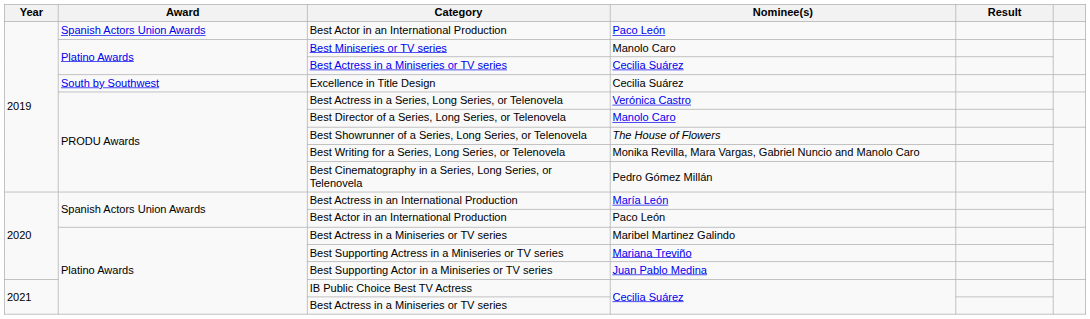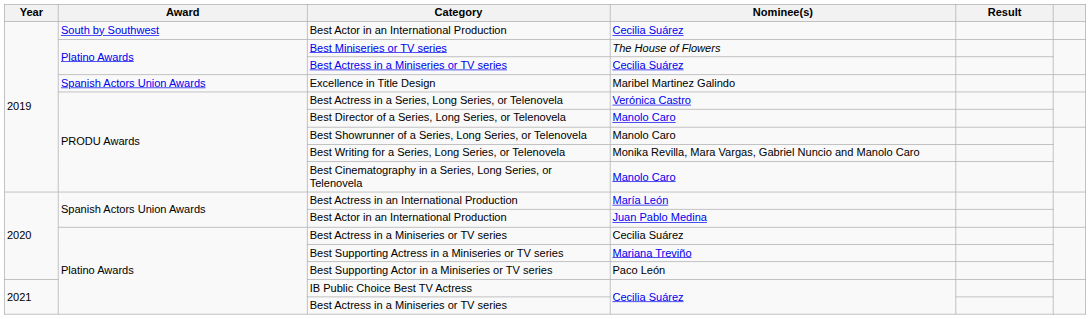(133, 30) Spanish Actors Union Awards -> (110, 30) South by Southwest
(639, 30) Paco León -> (648, 30) Cecilia Suárez
(644, 48) Manolo Caro -> (666, 48) The House of Flowers
(110, 83) South by Southwest -> (133, 83) Spanish Actors Union Awards
(648, 83) Cecilia Suárez -> (674, 83) Maribel Martinez Galindo
(666, 135) The House of Flowers -> (644, 135) Manolo Caro
(662, 177) Pedro Gómez Millán -> (644, 177) Manolo Caro
(639, 218) Paco León -> (660, 218) Juan Pablo Medina
(674, 235) Maribel Martinez Galindo -> (648, 235) Cecilia Suárez
(660, 270) Juan Pablo Medina -> (639, 270) Paco León
